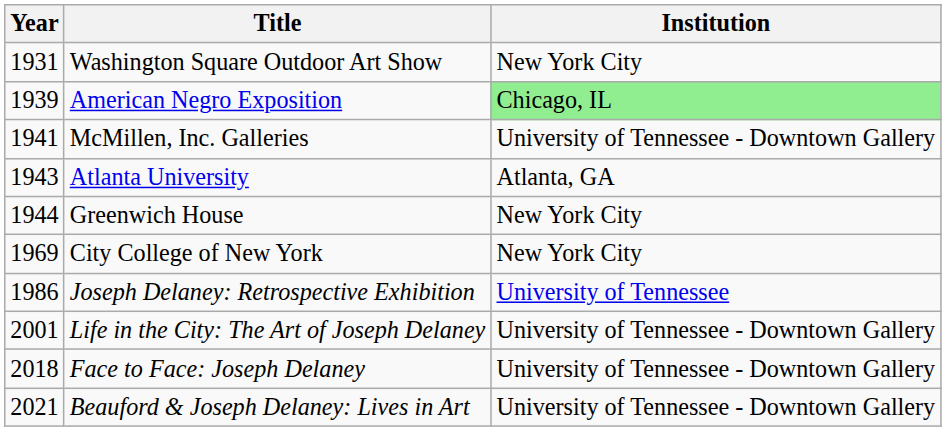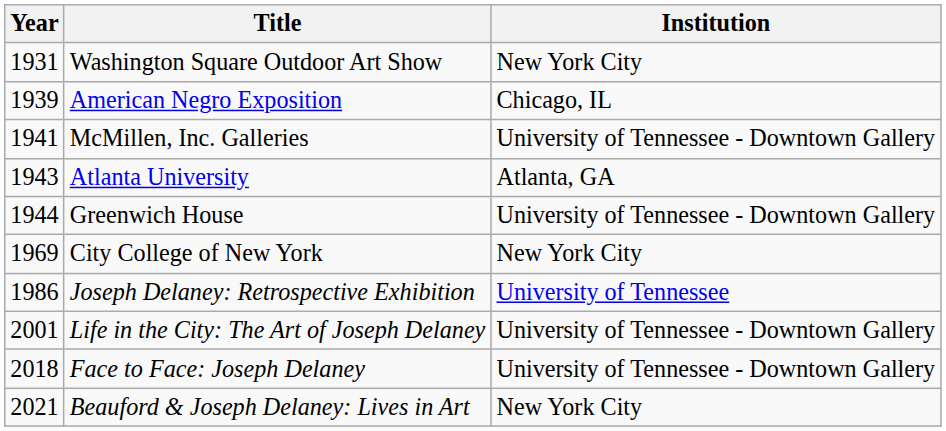(554, 100) lightgreen background -> (554, 100) no background
(569, 215) New York City -> (716, 215) University of Tennessee - Downtown Gallery
(716, 406) University of Tennessee - Downtown Gallery -> (569, 406) New York City
